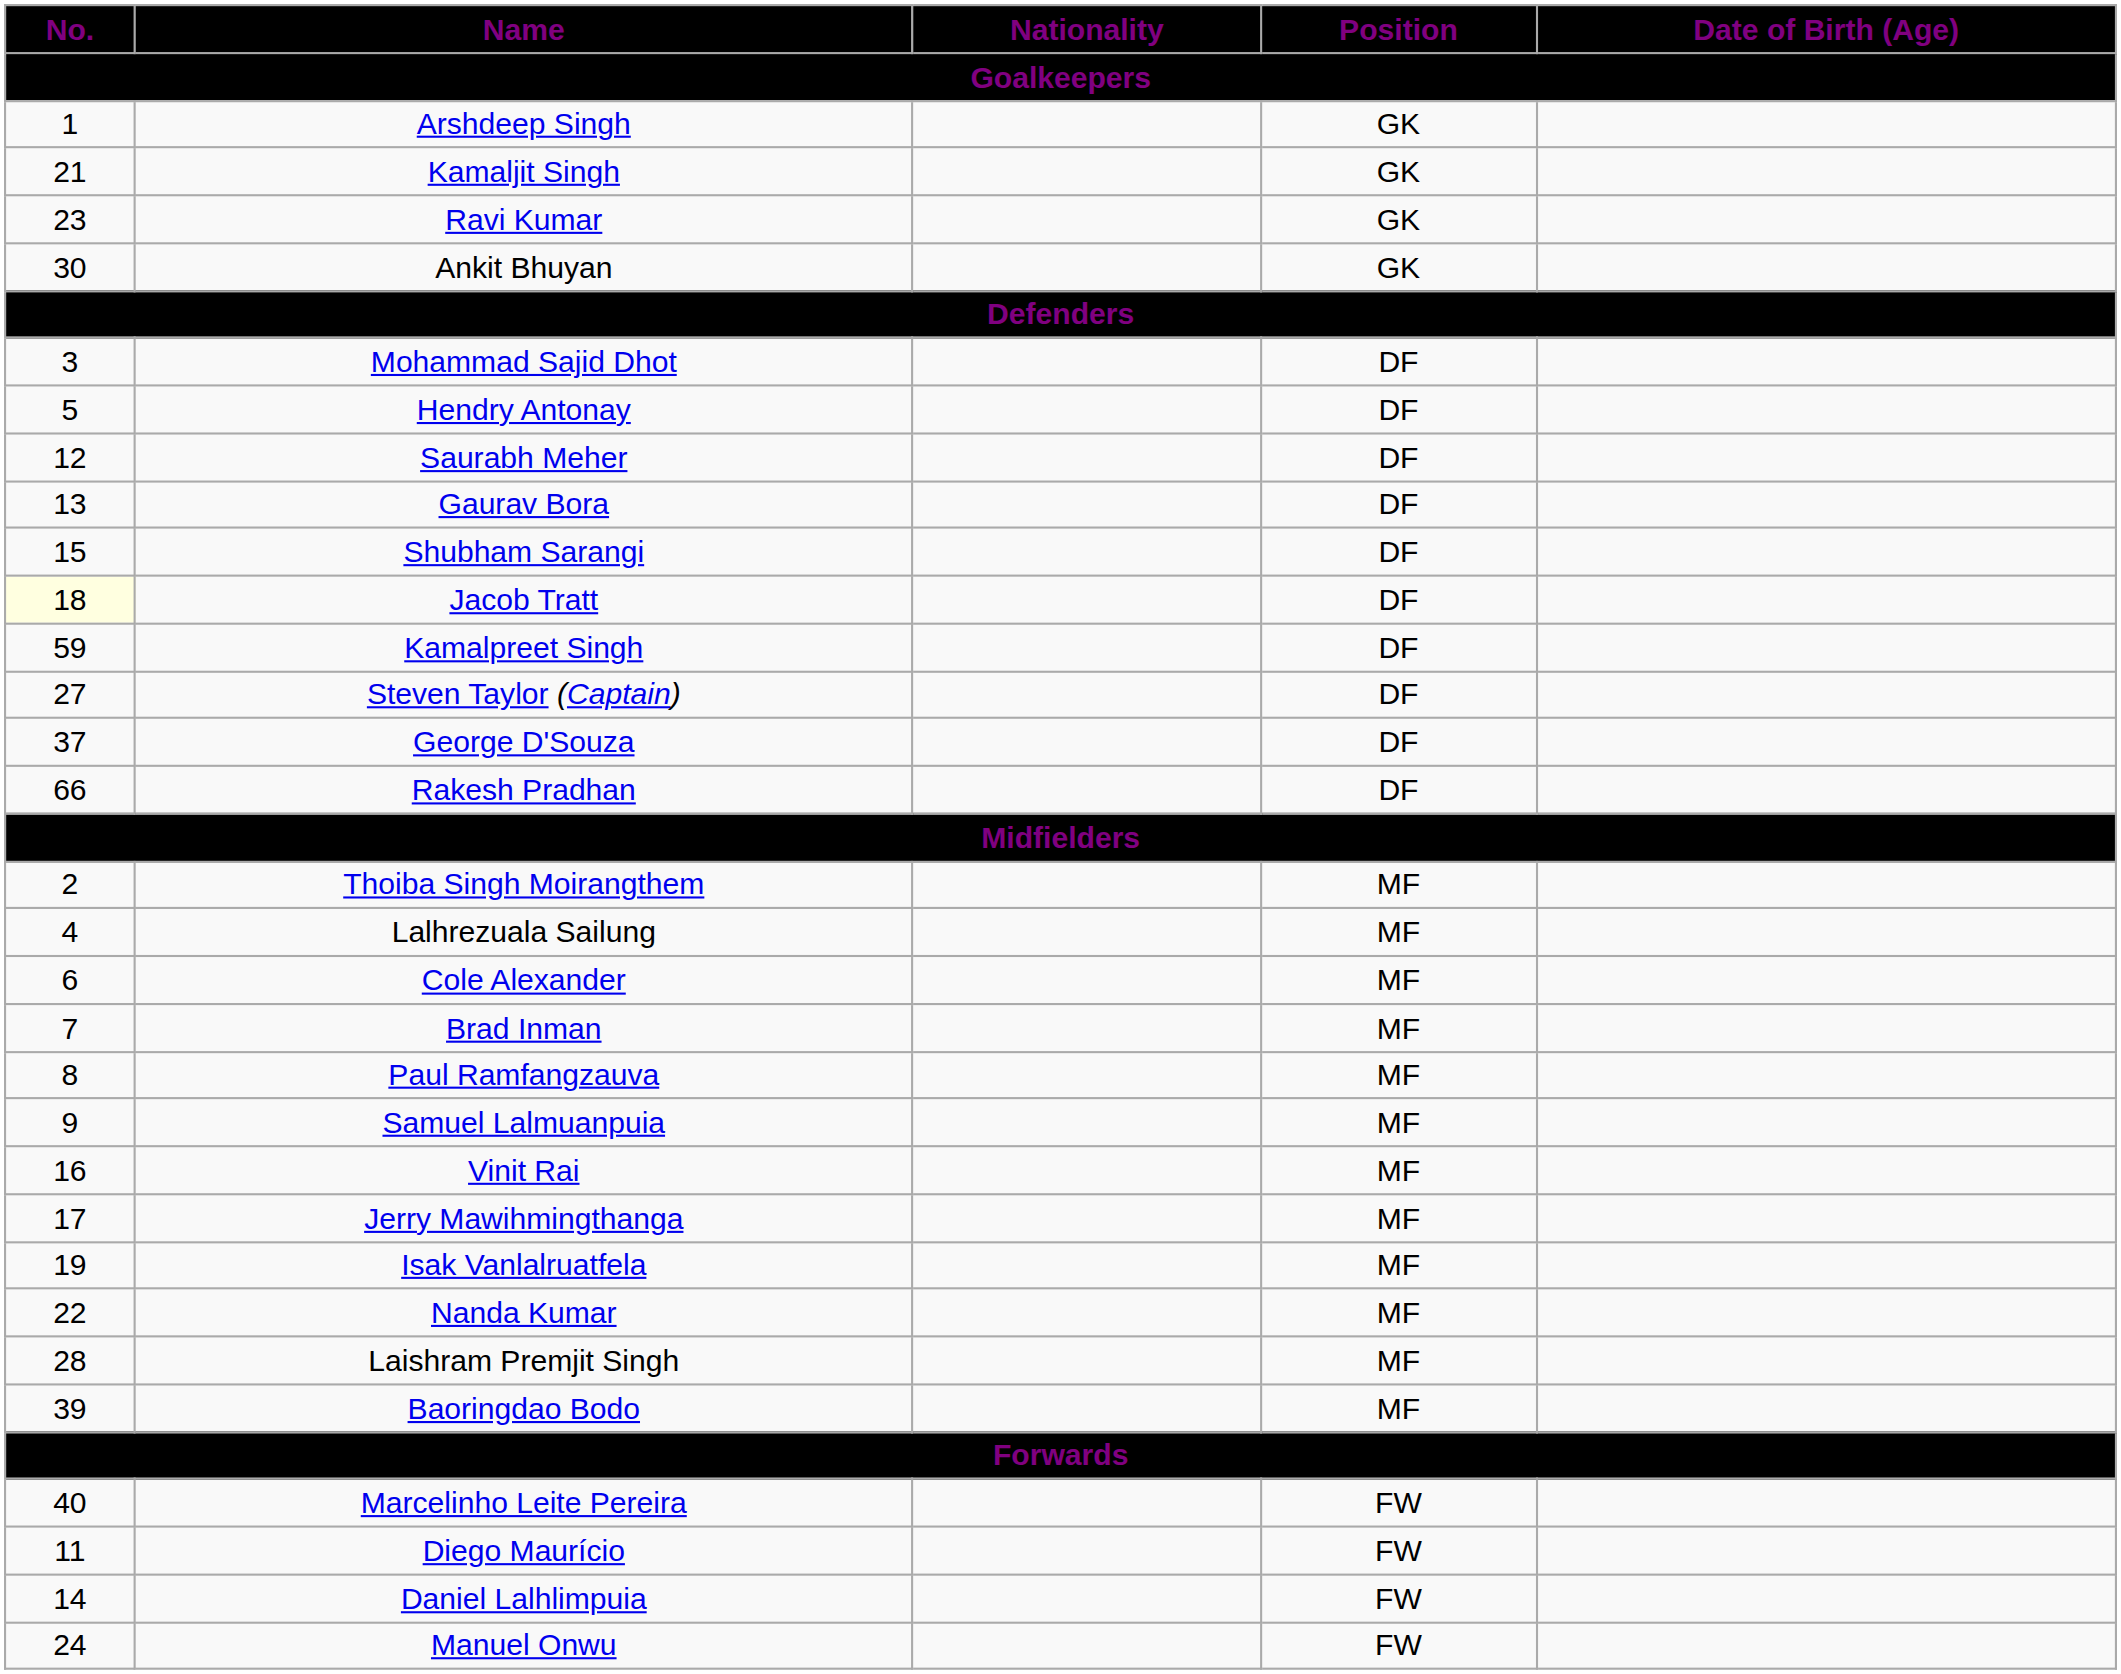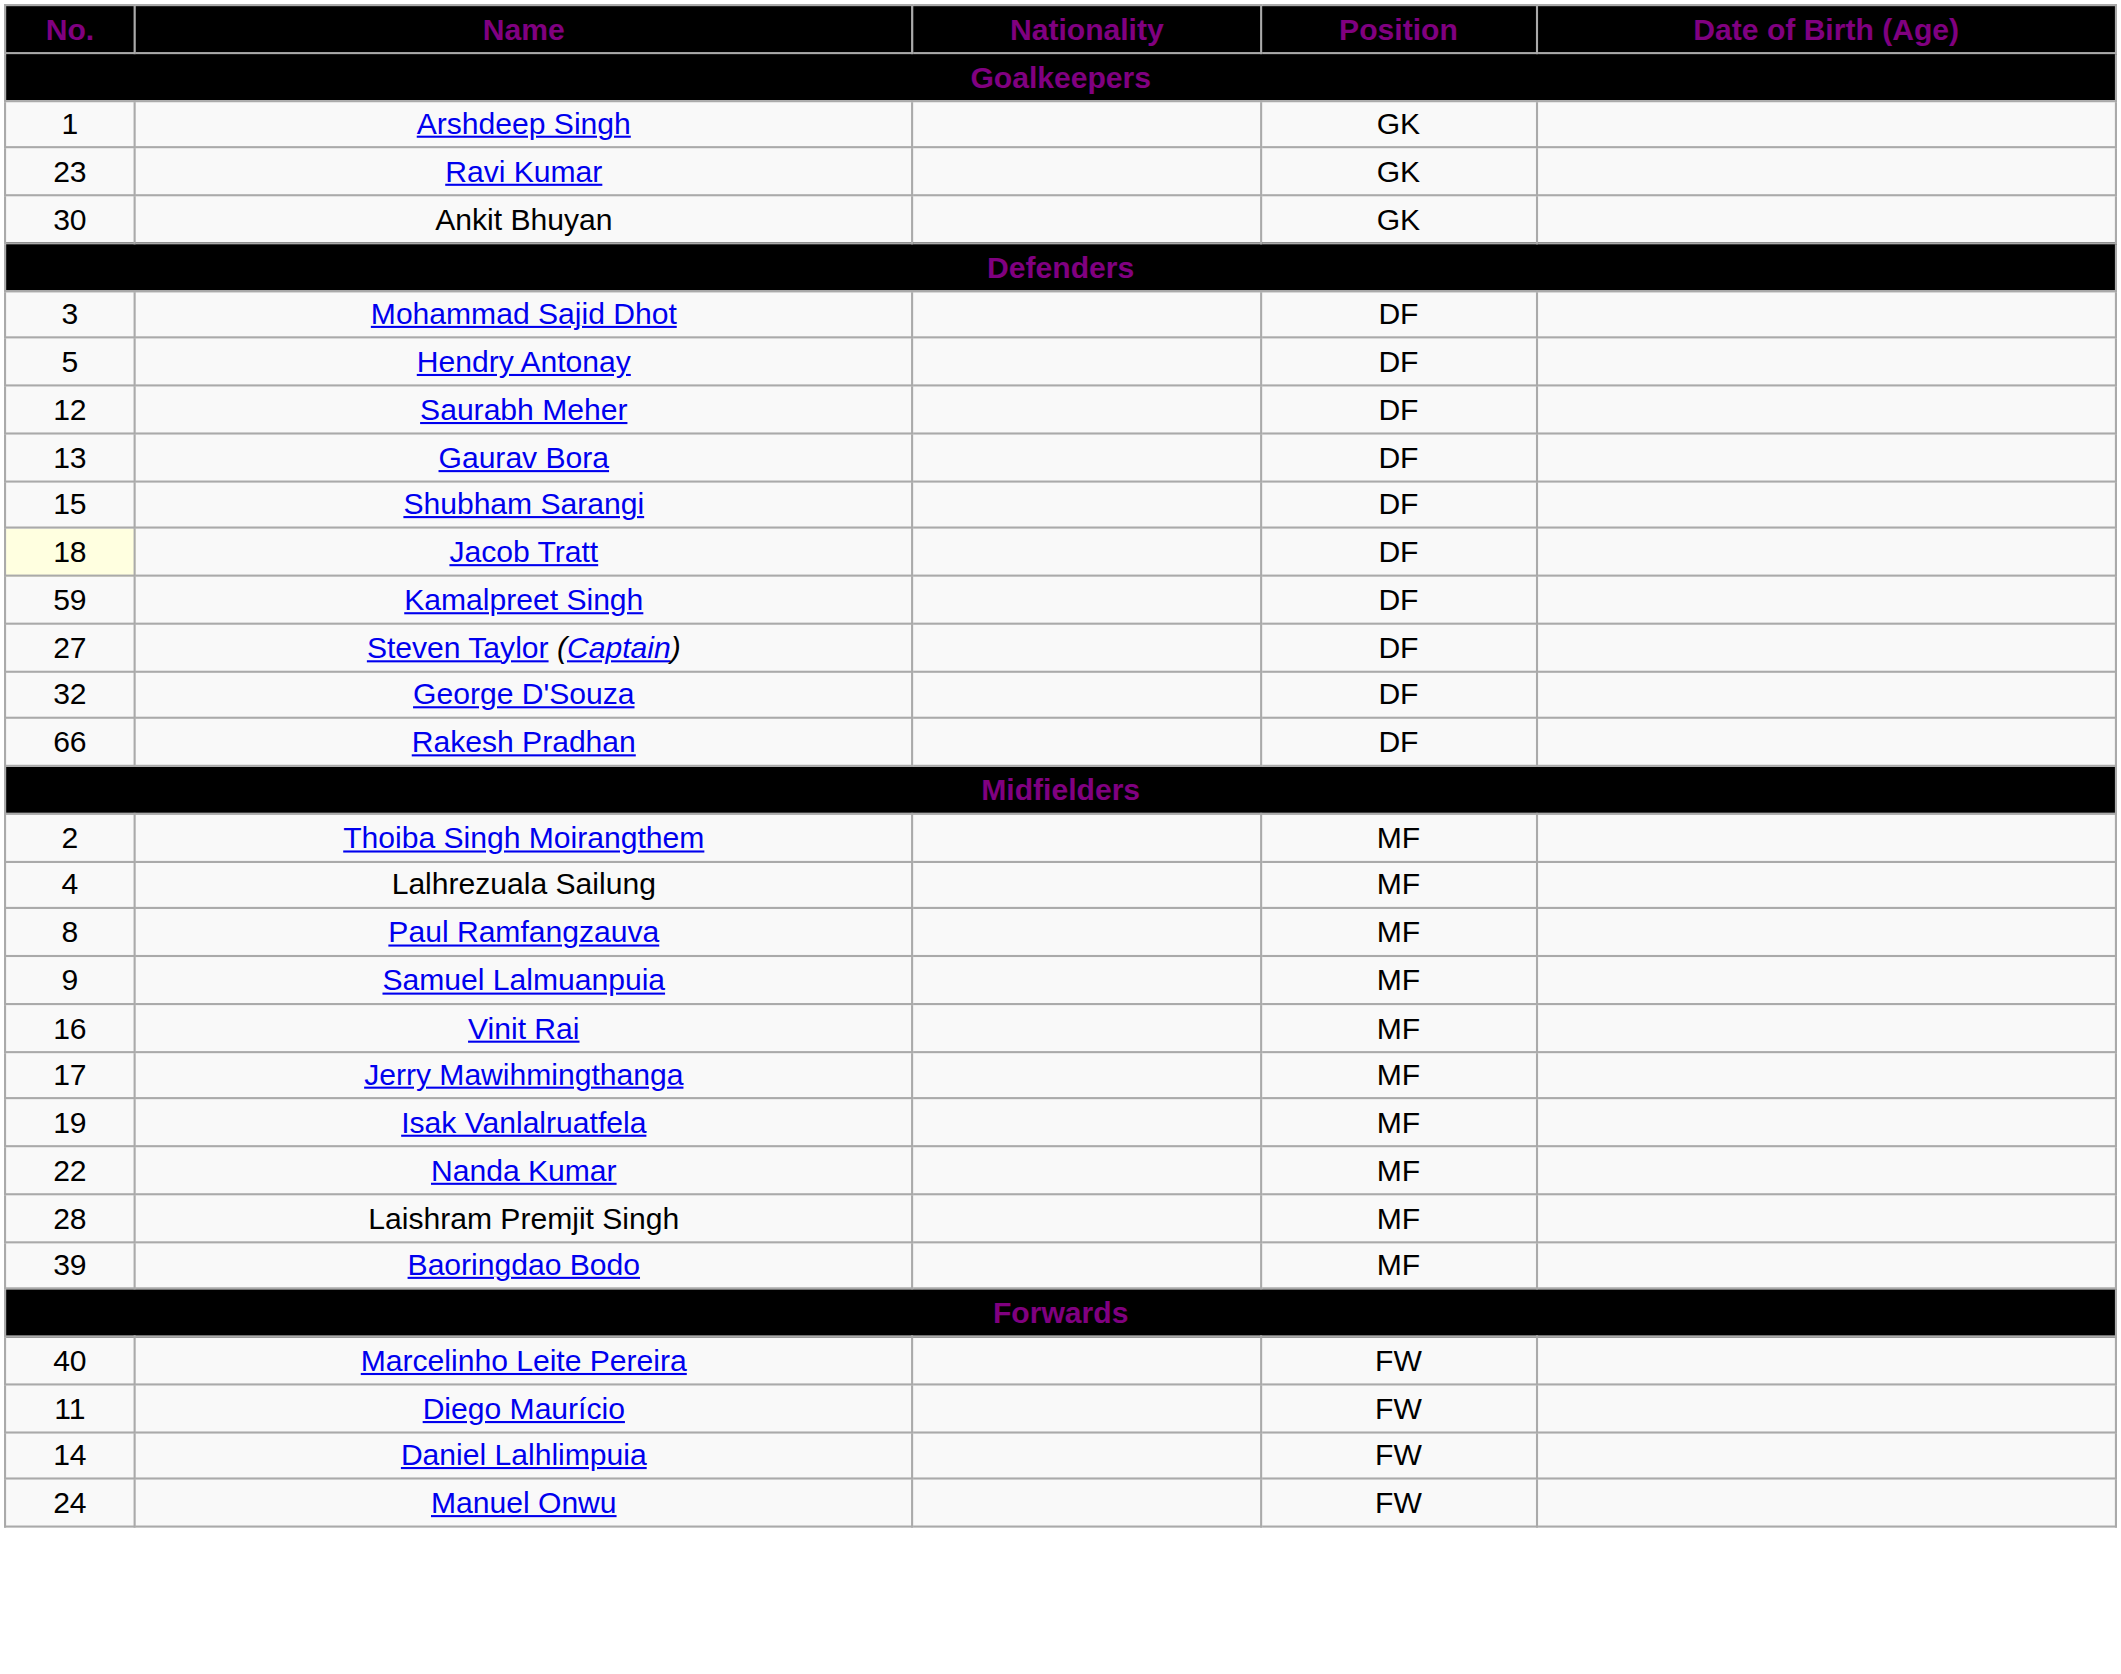- row: (524, 172)
(70, 742) 37 -> (70, 695) 32
- row: (524, 980)
- row: (524, 1028)
